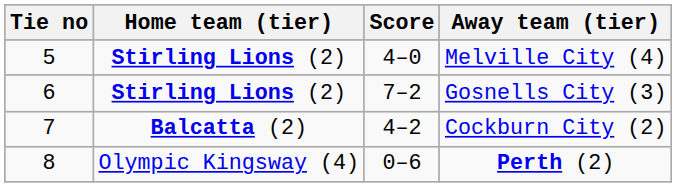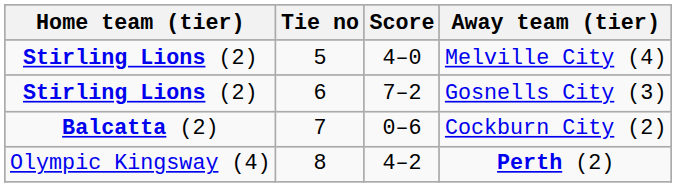columns swapped: (49, 23) <-> (229, 23)
(402, 129) 4–2 -> (402, 129) 0–6
(402, 164) 0–6 -> (402, 164) 4–2
